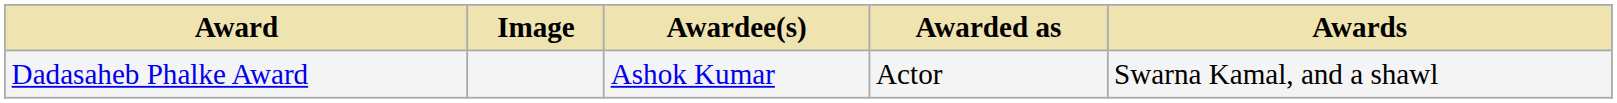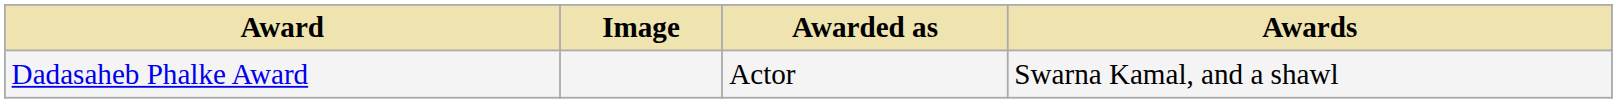- column: (737, 27)
